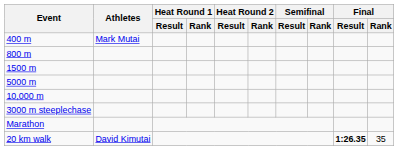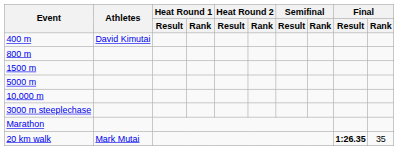(117, 40) Mark Mutai -> (123, 40) David Kimutai
(123, 139) David Kimutai -> (117, 139) Mark Mutai
